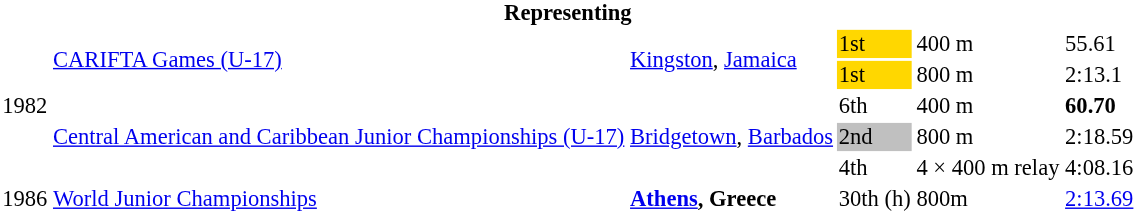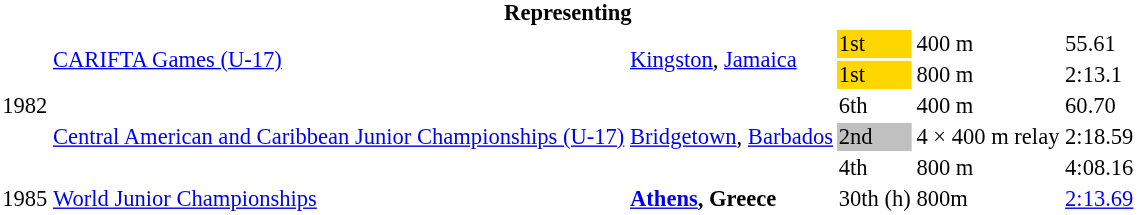(1090, 105) bold -> (1090, 105) normal
(945, 136) 800 m -> (988, 136) 4 × 400 m relay
(988, 167) 4 × 400 m relay -> (945, 167) 800 m
(25, 198) 1986 -> (25, 198) 1985
